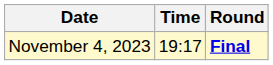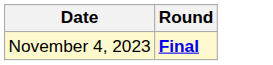- column: (180, 18)
